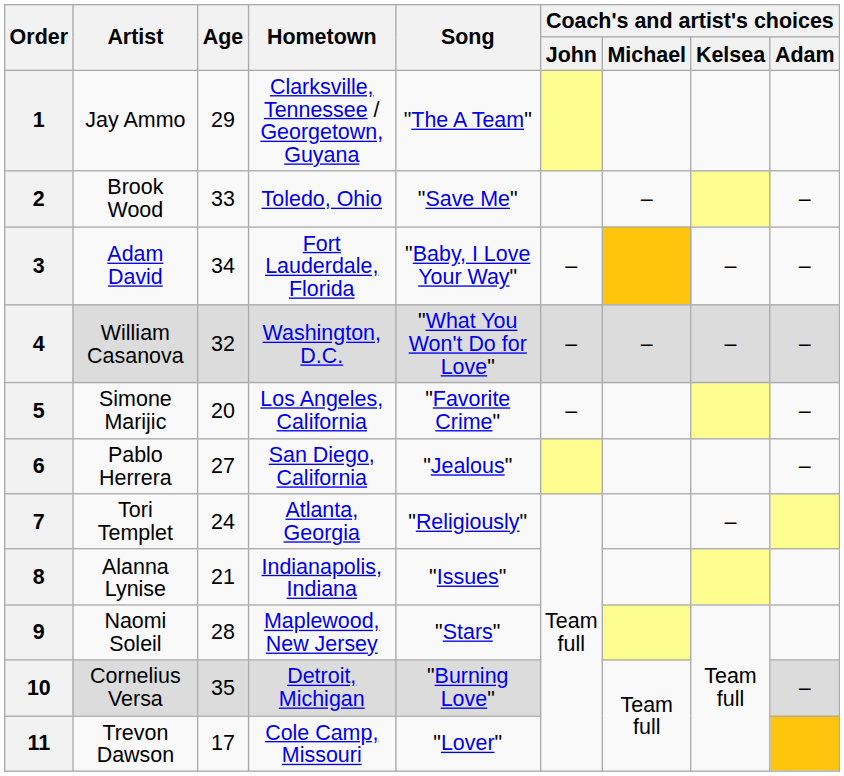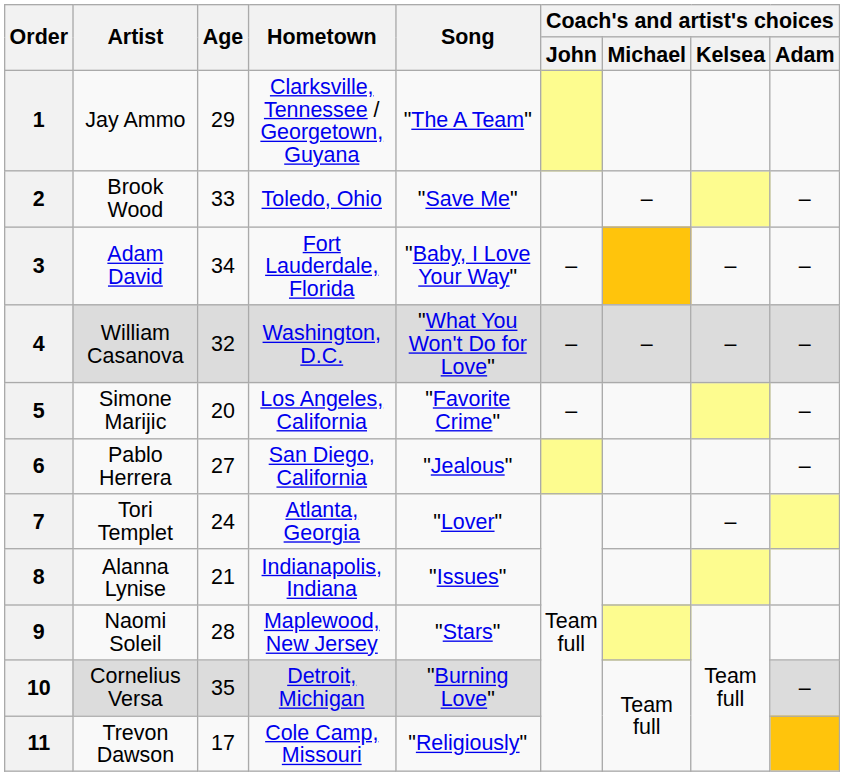(468, 521) "Religiously" -> (468, 521) "Lover"
(468, 743) "Lover" -> (468, 743) "Religiously"
